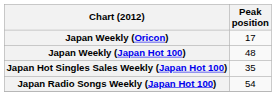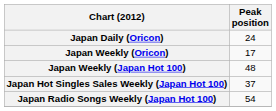+ row: (117, 38)
(250, 68) 35 -> (250, 83) 37
